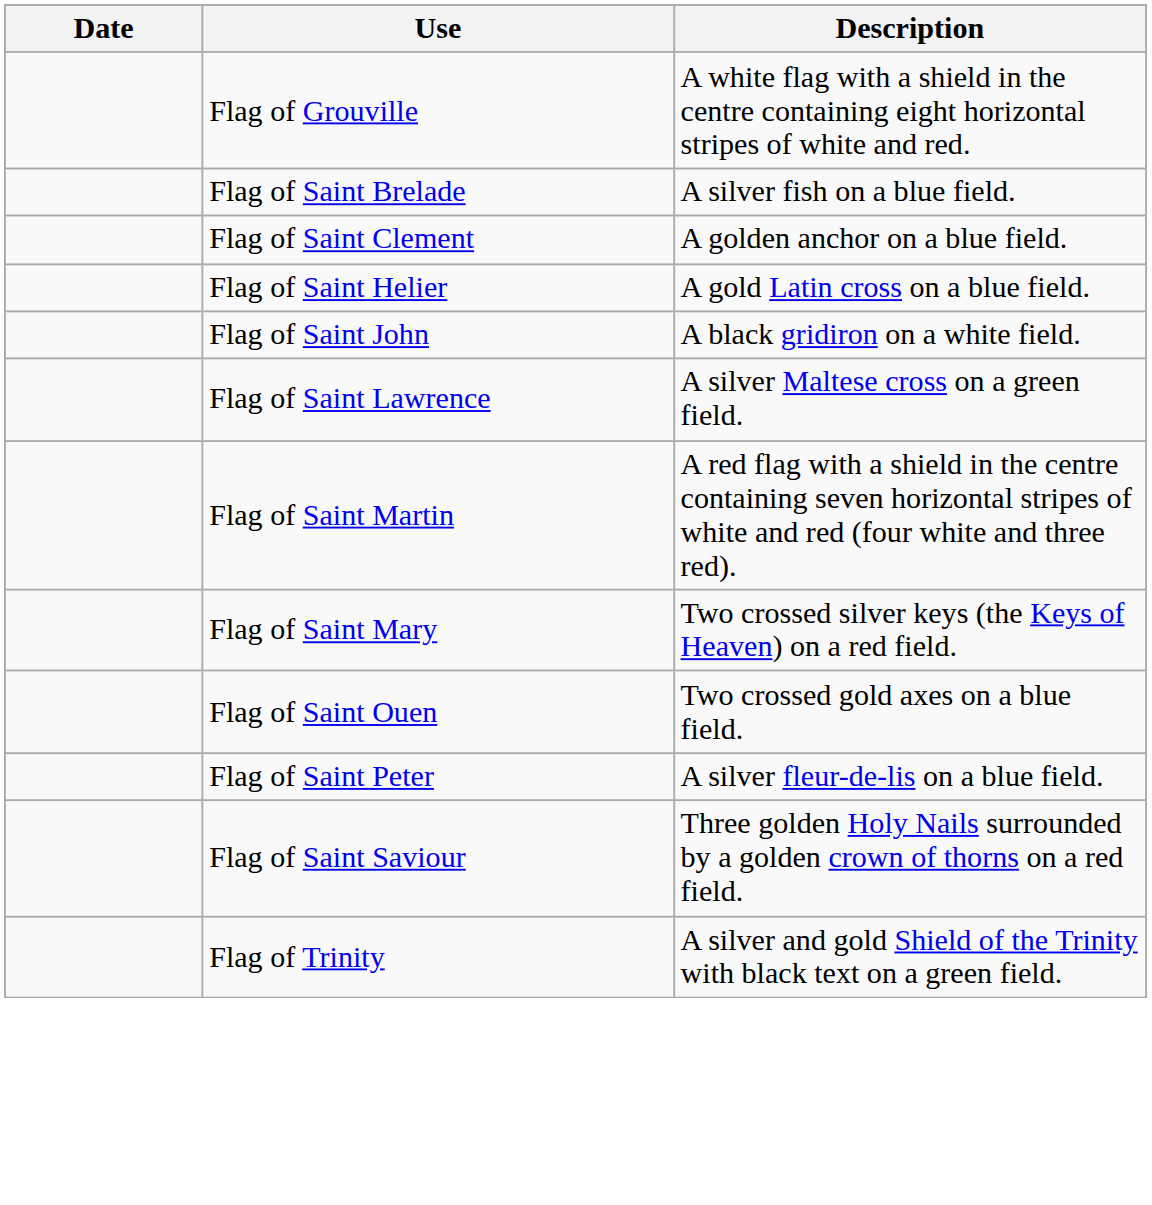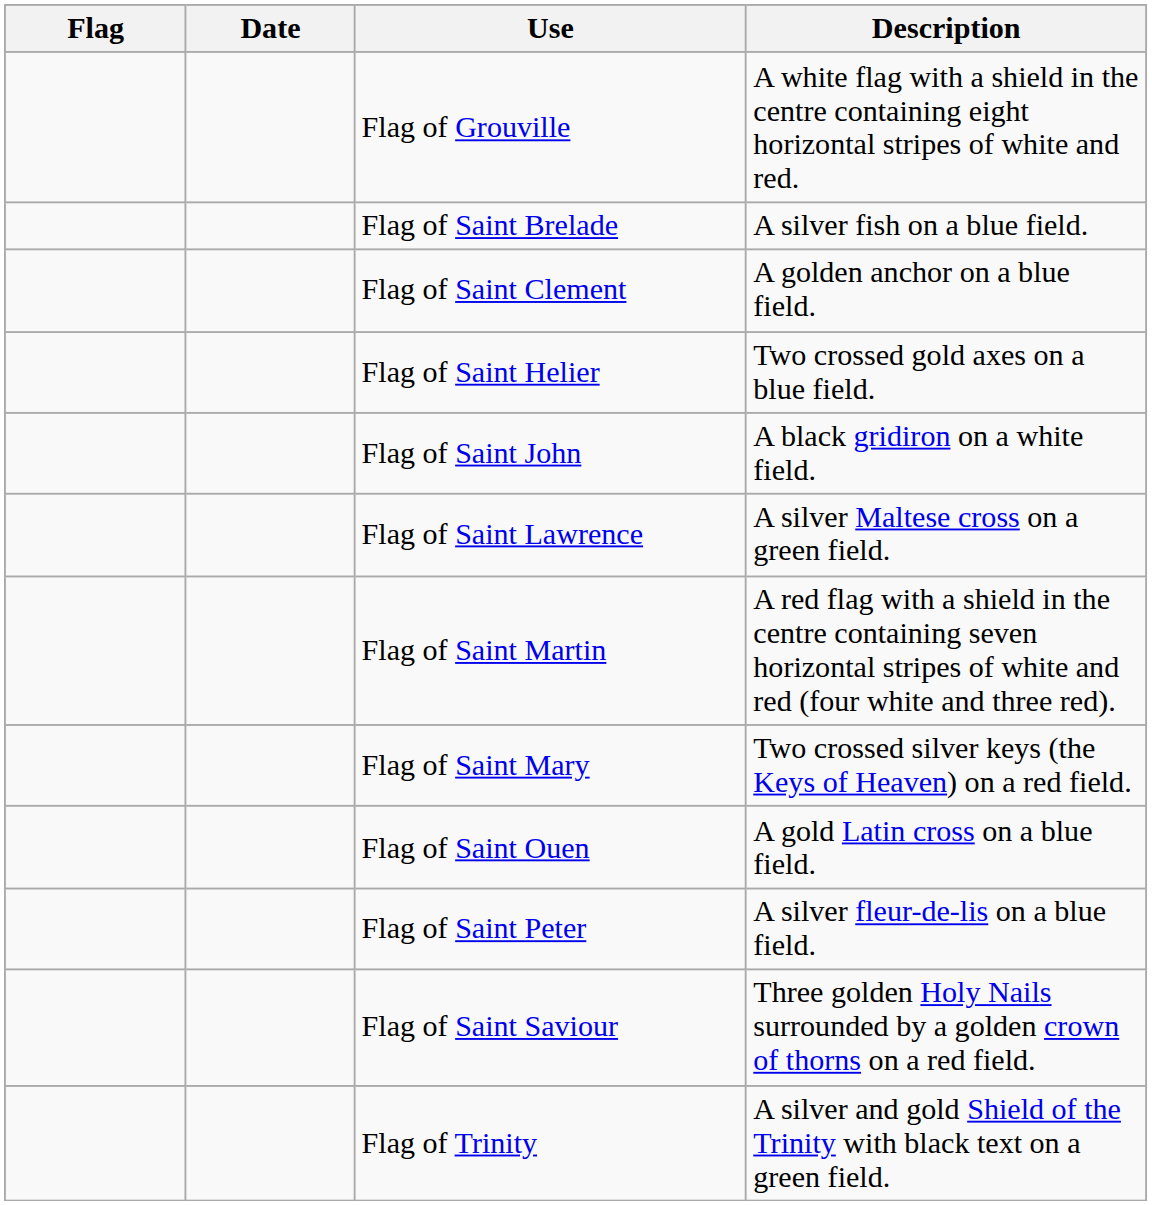+ column: (96, 28)
(885, 286) A gold Latin cross on a blue field. -> (919, 371) Two crossed gold axes on a blue field.
(876, 711) Two crossed gold axes on a blue field. -> (923, 846) A gold Latin cross on a blue field.
